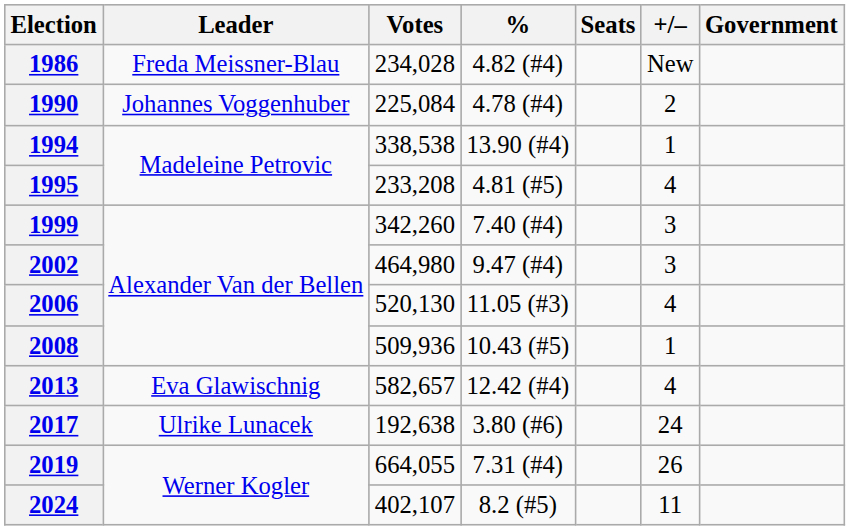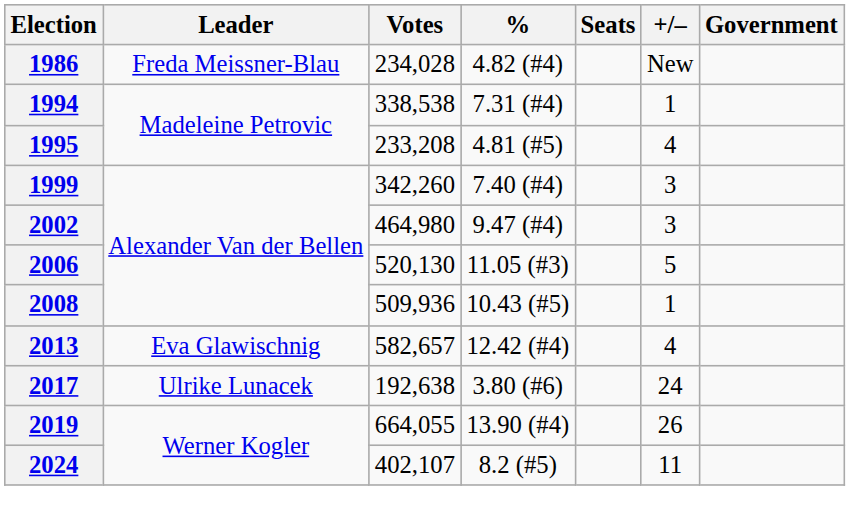- row: (54, 104)
(518, 144) 13.90 (#4) -> (518, 104) 7.31 (#4)
(670, 304) 4 -> (670, 264) 5
(518, 464) 7.31 (#4) -> (518, 424) 13.90 (#4)
